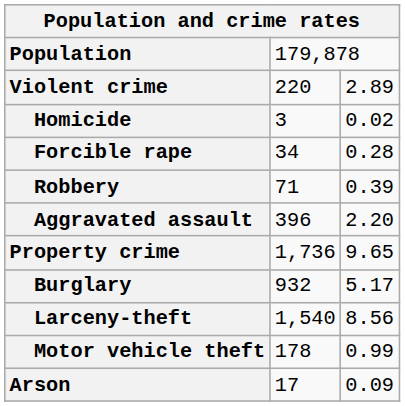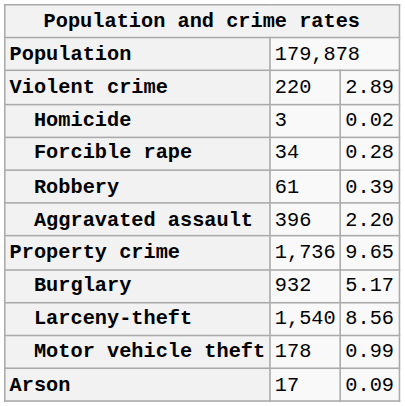(287, 187) 71 -> (287, 187) 61
